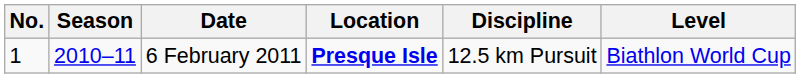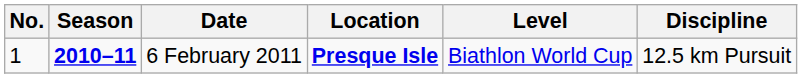columns swapped: (522, 21) <-> (699, 21)
(95, 55) normal -> (95, 55) bold
